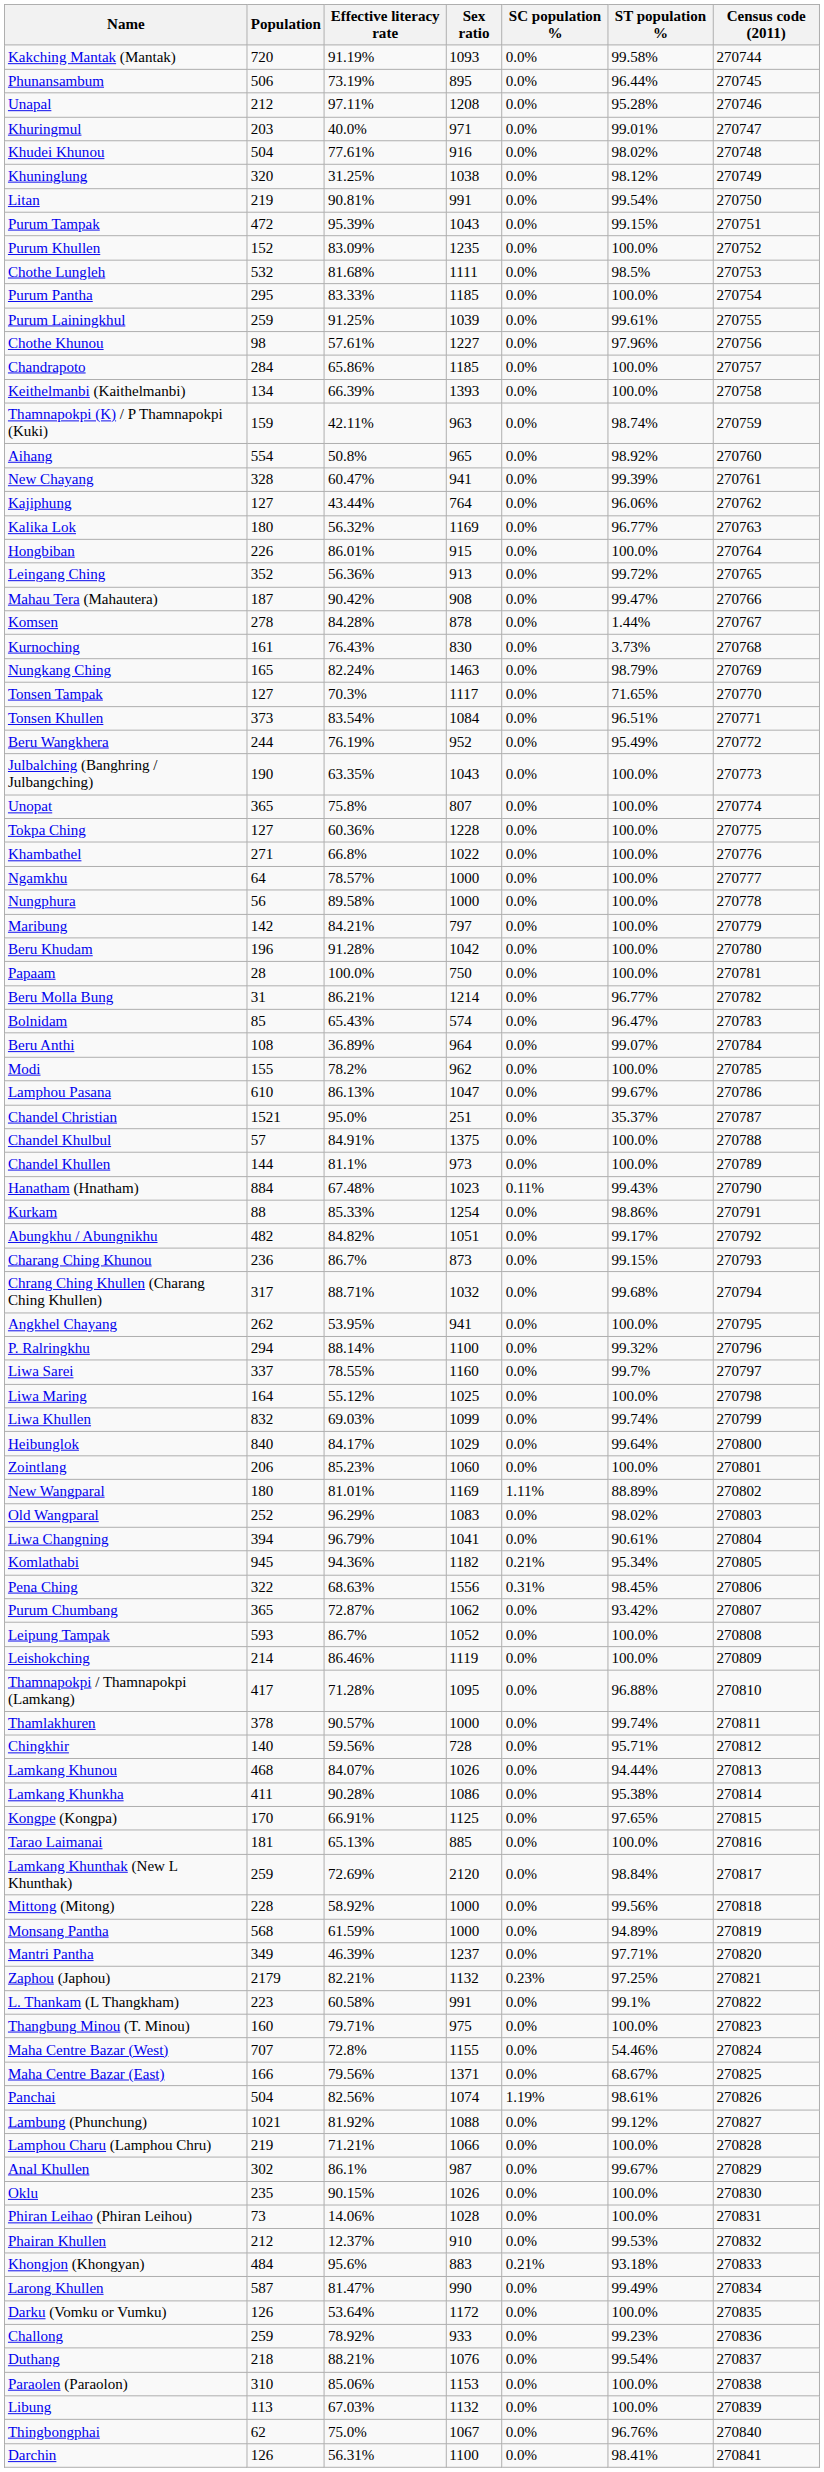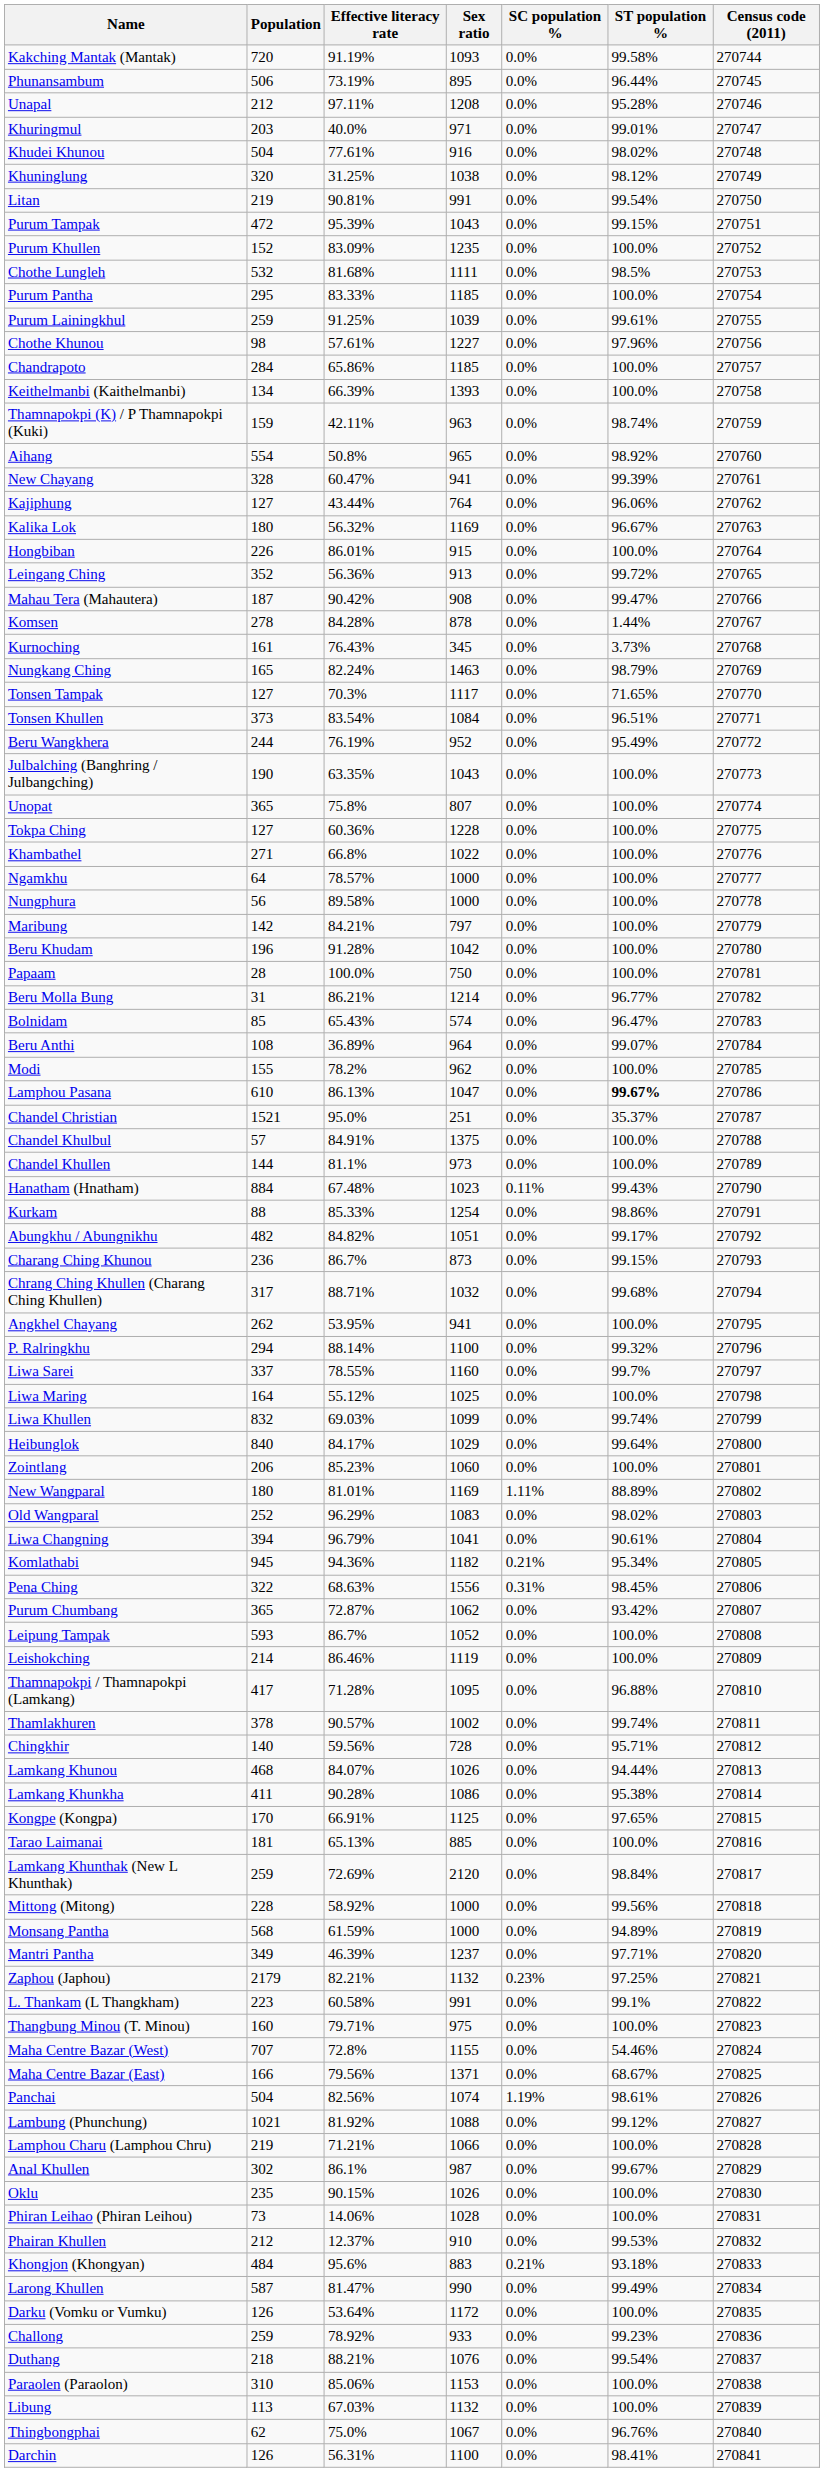(635, 527) 96.77% -> (635, 527) 96.67%
(461, 646) 830 -> (461, 646) 345
(635, 1092) normal -> (636, 1092) bold
(464, 1722) 1000 -> (464, 1722) 1002
